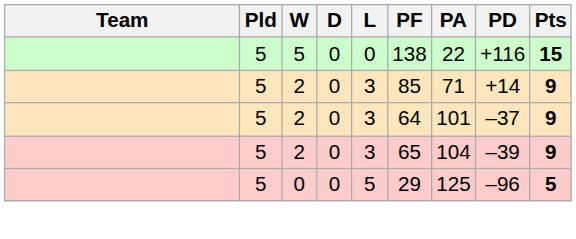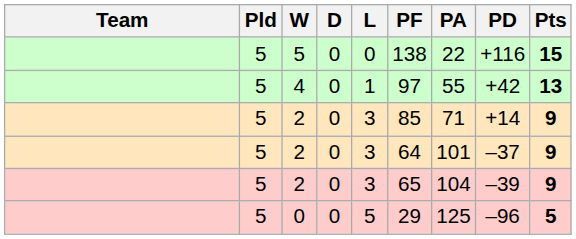+ row: (122, 86)
